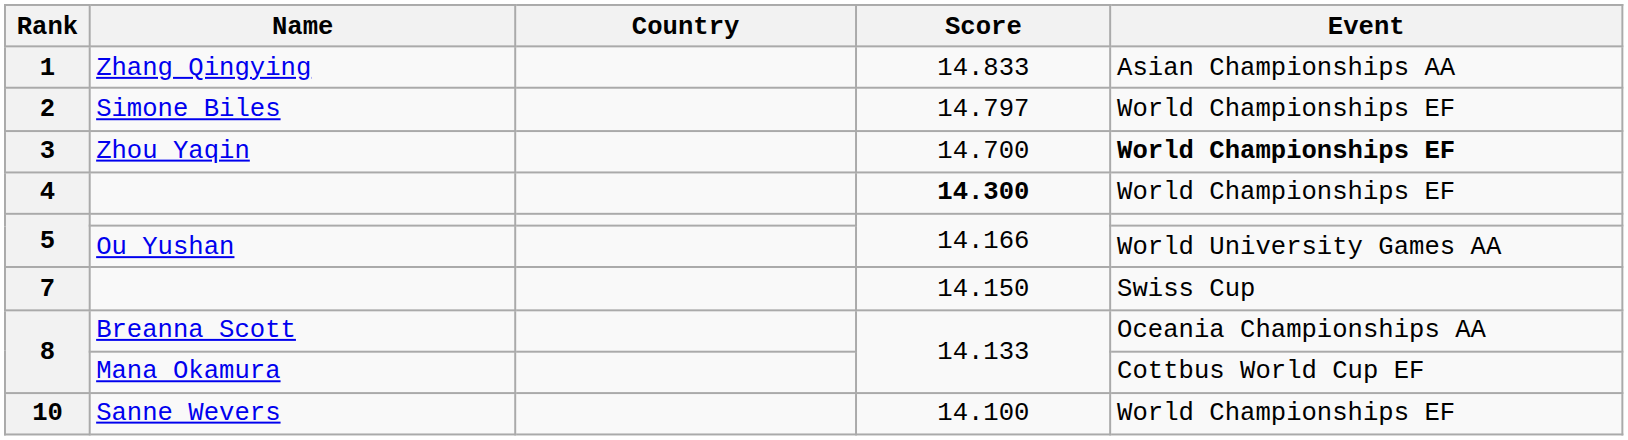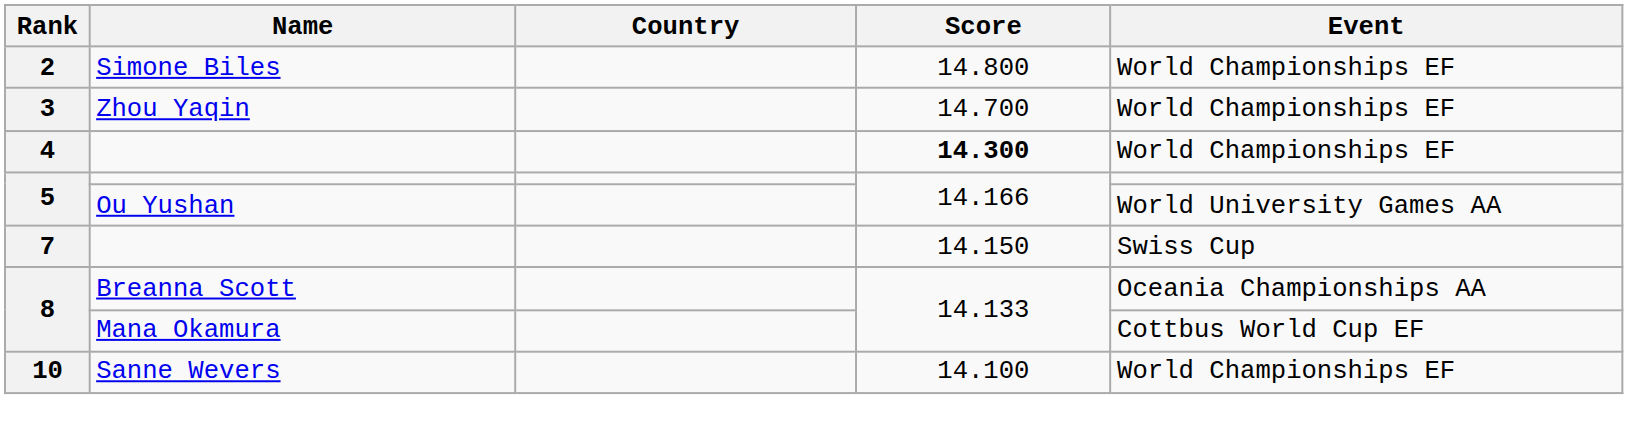- row: (47, 68)
(983, 109) 14.797 -> (983, 68) 14.800
(1286, 151) bold -> (1286, 109) normal
